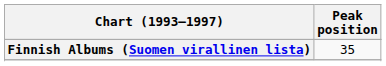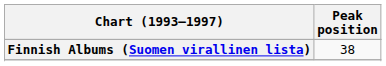(348, 50) 35 -> (348, 50) 38
